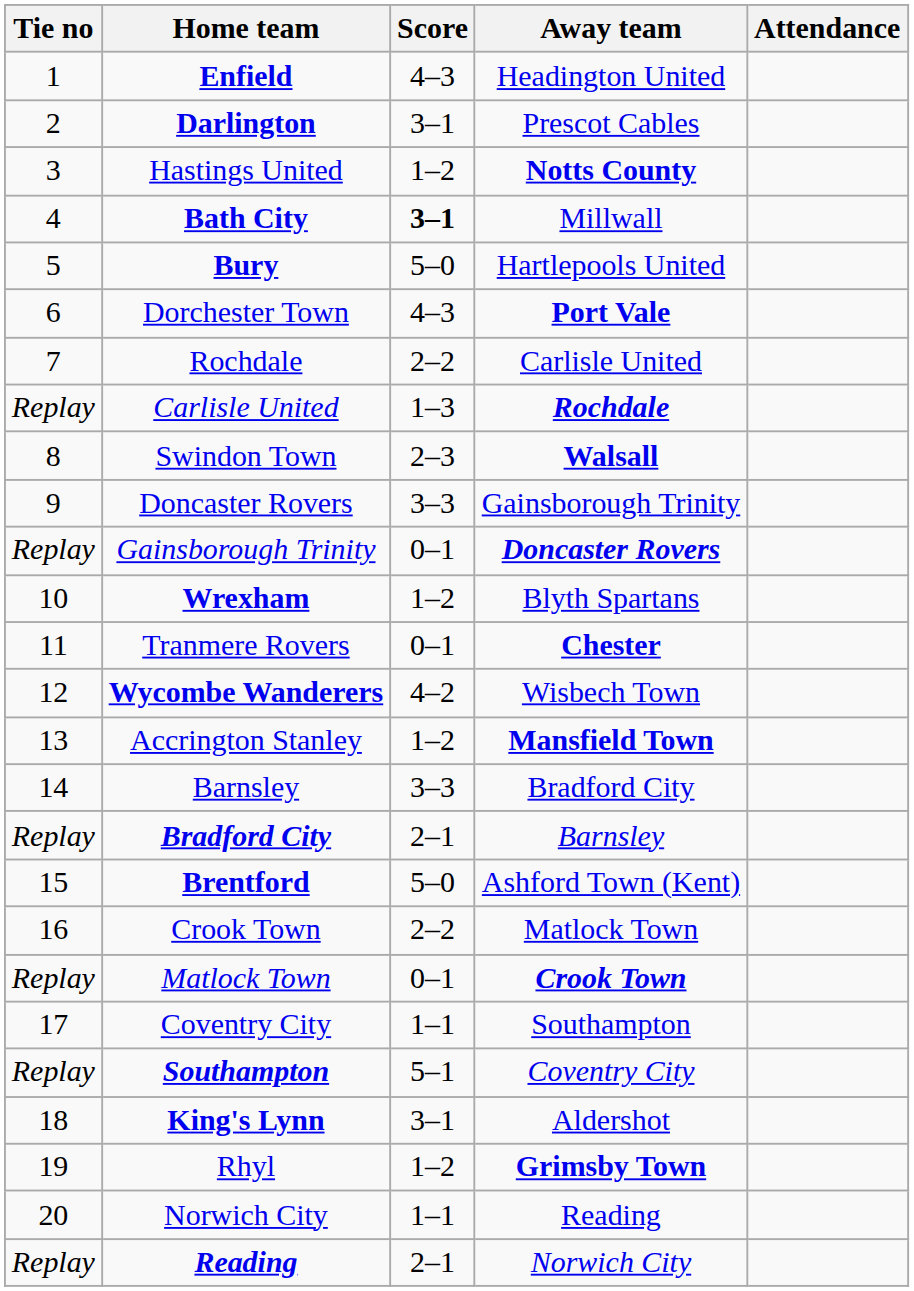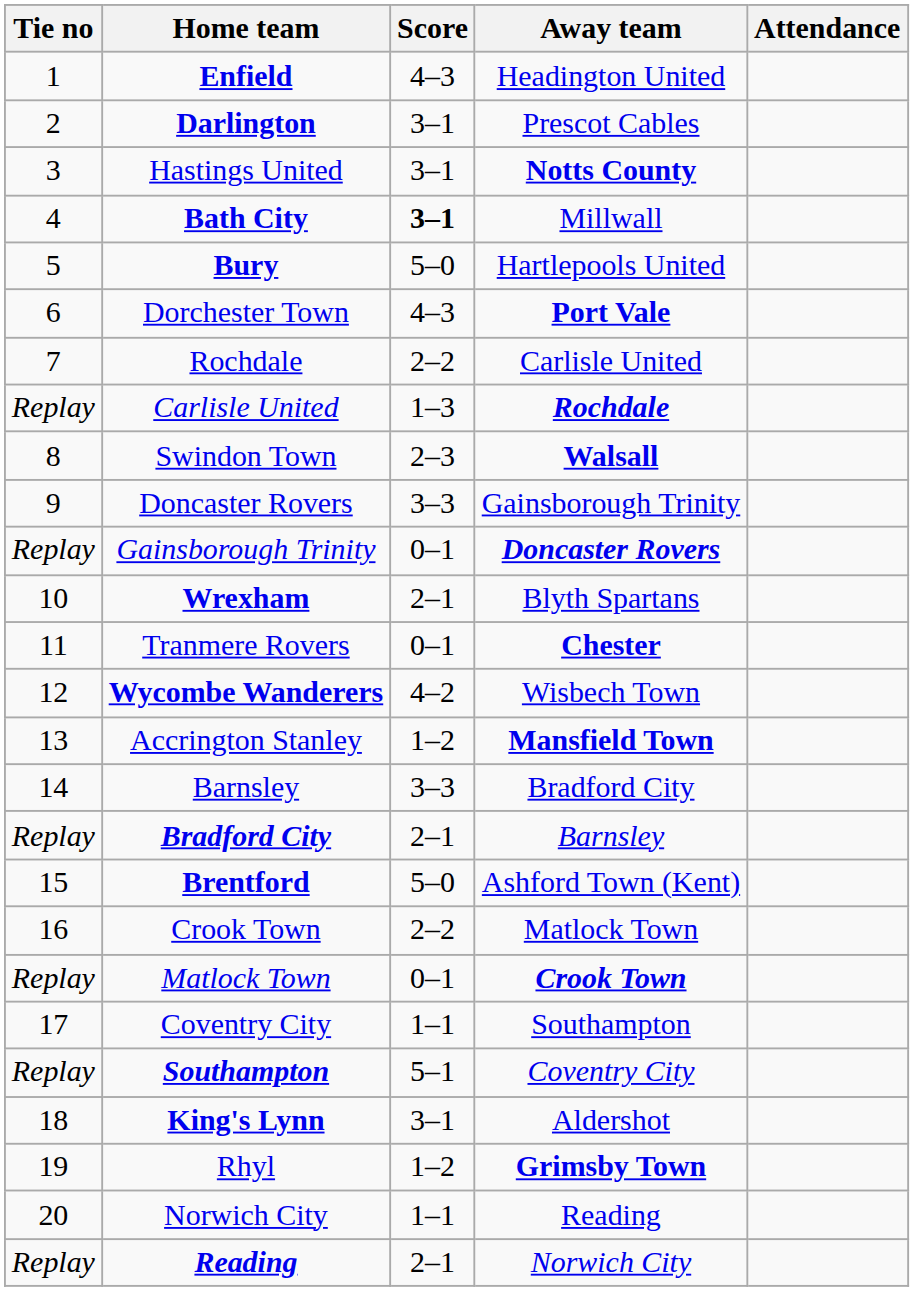(432, 170) 1–2 -> (432, 170) 3–1
(432, 597) 1–2 -> (432, 597) 2–1
